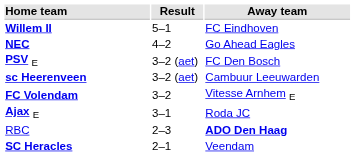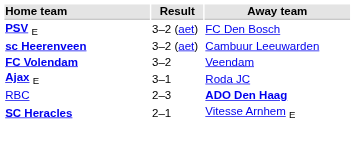- row: (28, 28)
- row: (17, 44)
(250, 95) Vitesse Arnhem E -> (230, 62) Veendam
(230, 146) Veendam -> (250, 113) Vitesse Arnhem E
